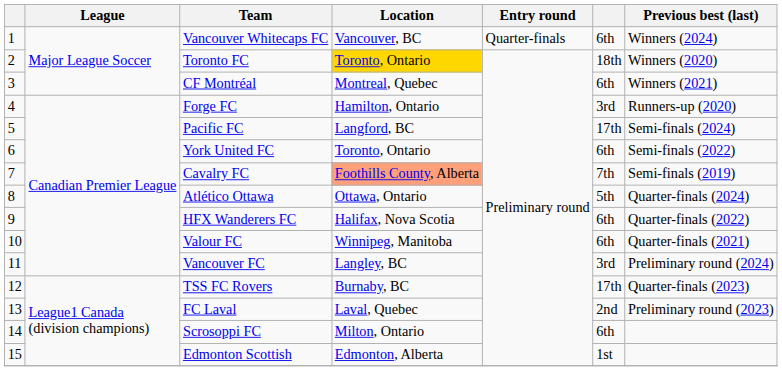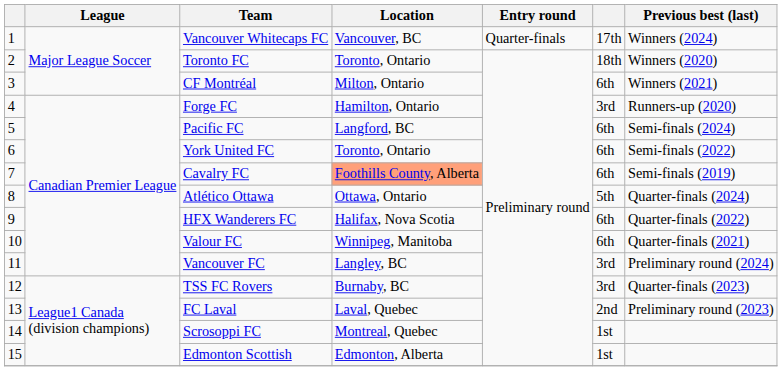(605, 38) 6th -> (609, 38) 17th
(383, 60) gold background -> (383, 60) no background
(386, 83) Montreal, Quebec -> (379, 83) Milton, Ontario
(609, 128) 17th -> (605, 128) 6th
(605, 173) 7th -> (605, 173) 6th
(609, 286) 17th -> (606, 286) 3rd
(379, 331) Milton, Ontario -> (386, 331) Montreal, Quebec
(605, 331) 6th -> (605, 331) 1st
